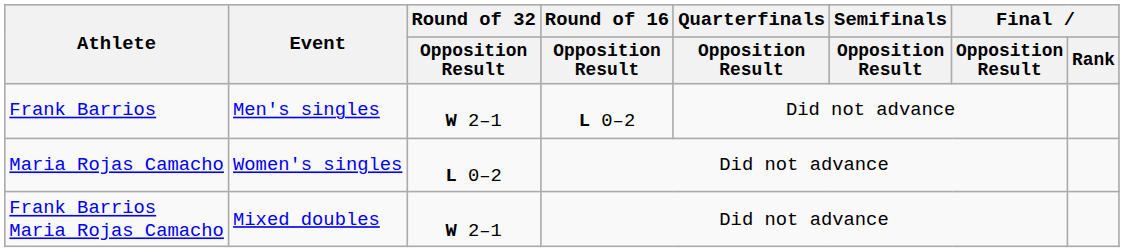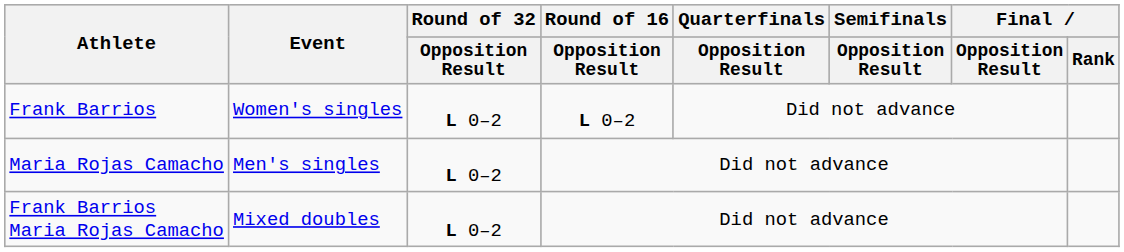(306, 111) Men's singles -> (318, 111) Women's singles
(474, 122) W 2–1 -> (474, 122) L 0–2
(318, 165) Women's singles -> (306, 165) Men's singles
(474, 230) W 2–1 -> (474, 230) L 0–2
